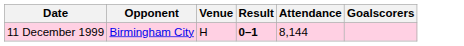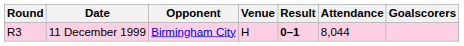+ column: (25, 13)
(293, 31) 8,144 -> (335, 31) 8,044
